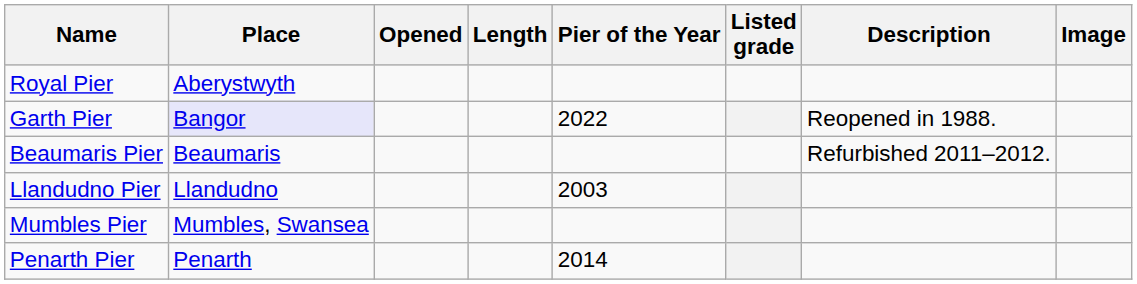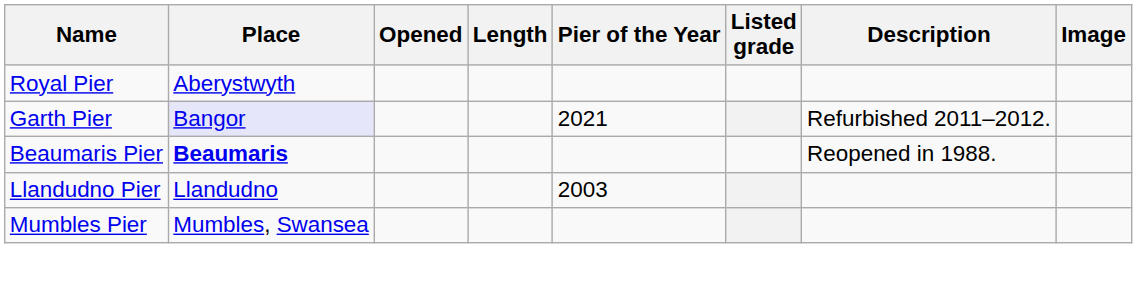(583, 118) 2022 -> (583, 118) 2021
(902, 118) Reopened in 1988. -> (929, 118) Refurbished 2011–2012.
(227, 154) normal -> (231, 154) bold
(929, 154) Refurbished 2011–2012. -> (902, 154) Reopened in 1988.
- row: (72, 260)
